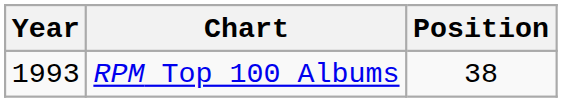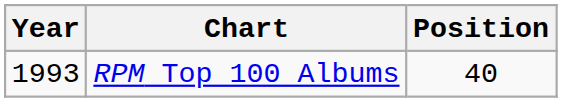(481, 74) 38 -> (481, 74) 40
